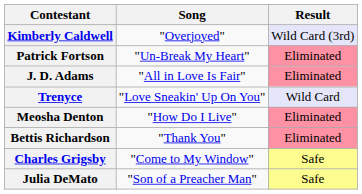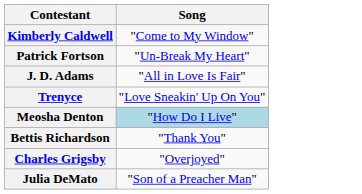- column: (313, 14)
(192, 35) "Overjoyed" -> (192, 35) "Come to My Window"
(192, 117) no background -> (192, 117) lightblue background
(192, 158) "Come to My Window" -> (192, 158) "Overjoyed"
